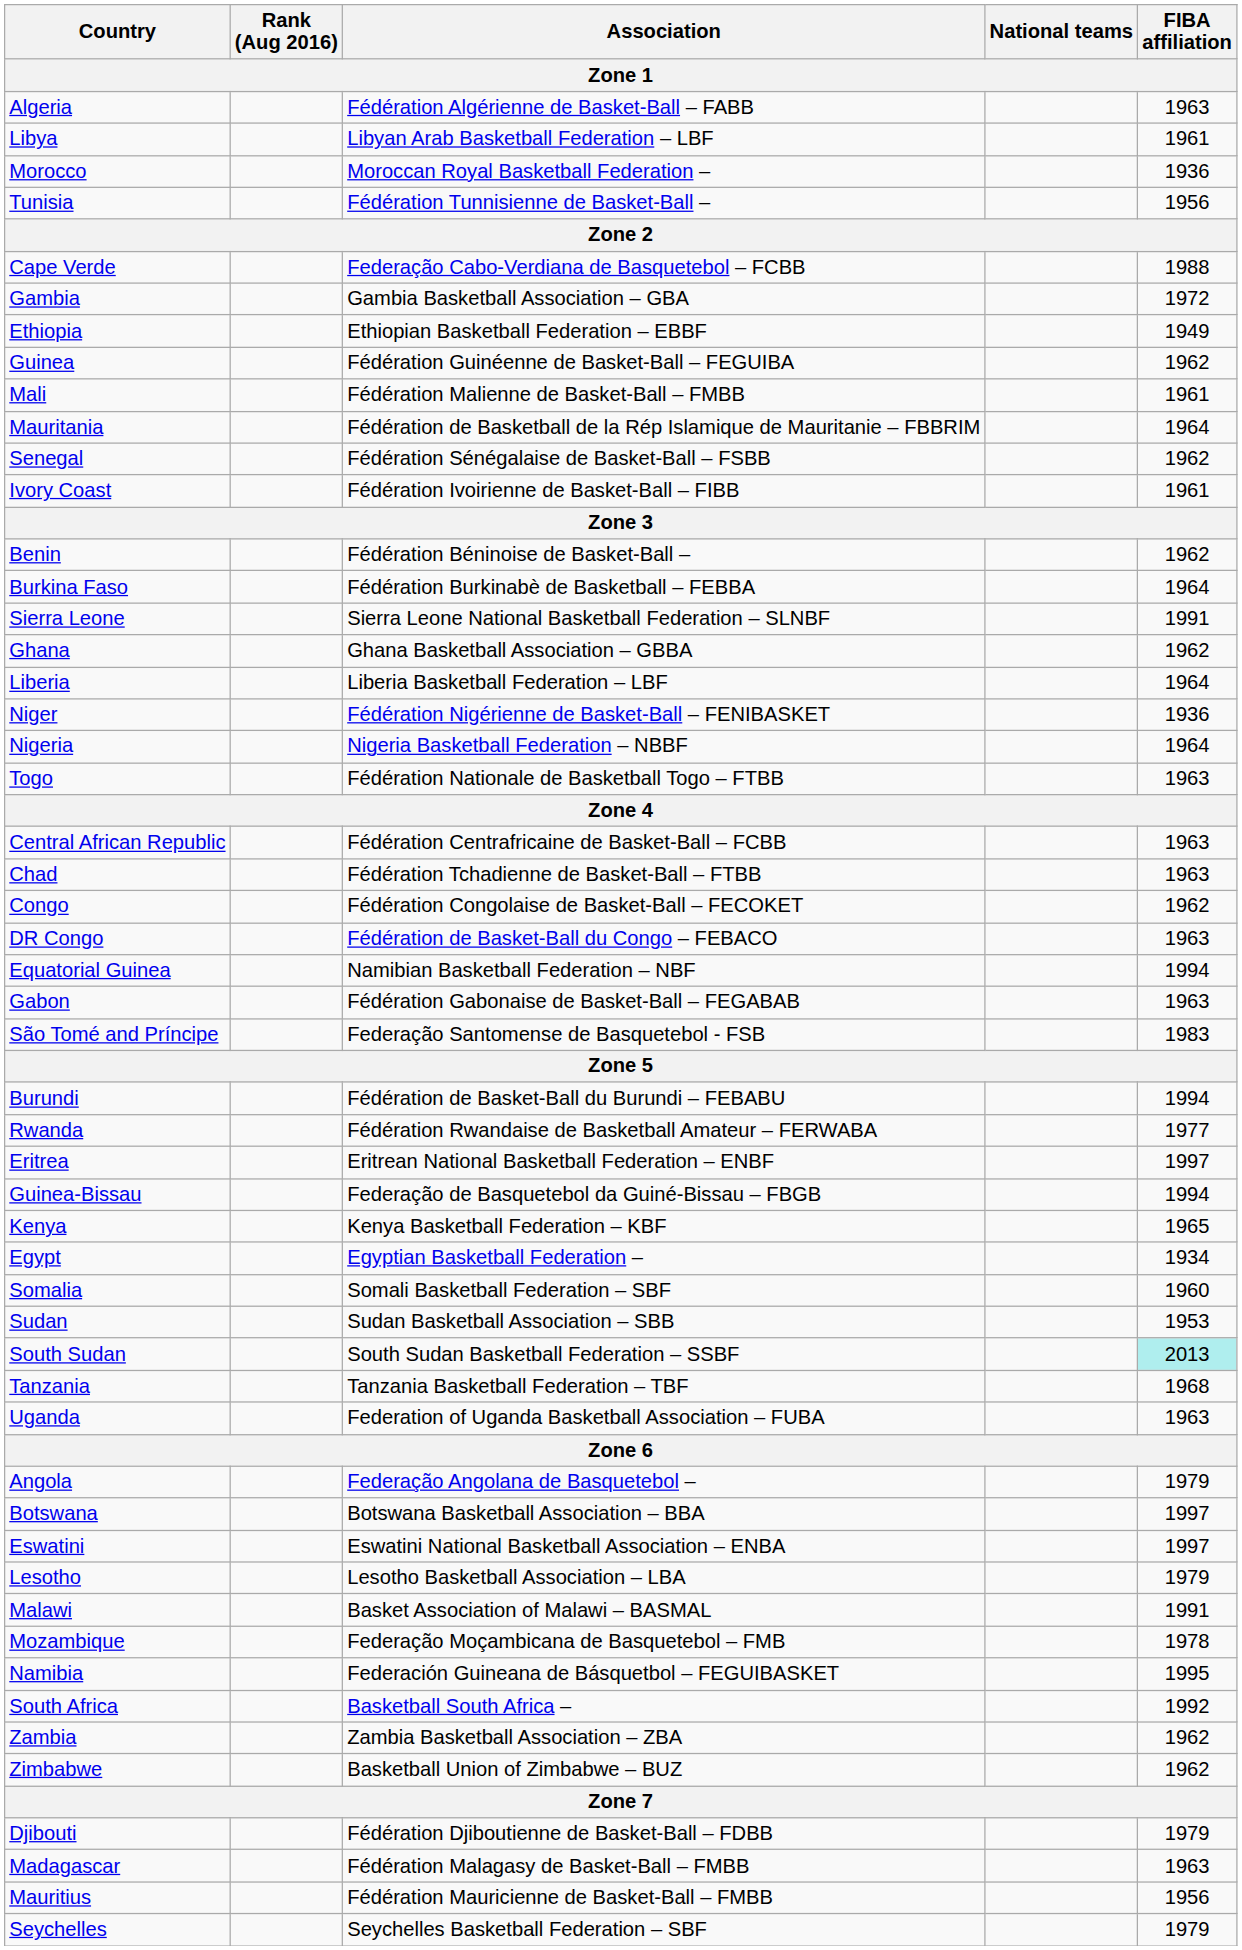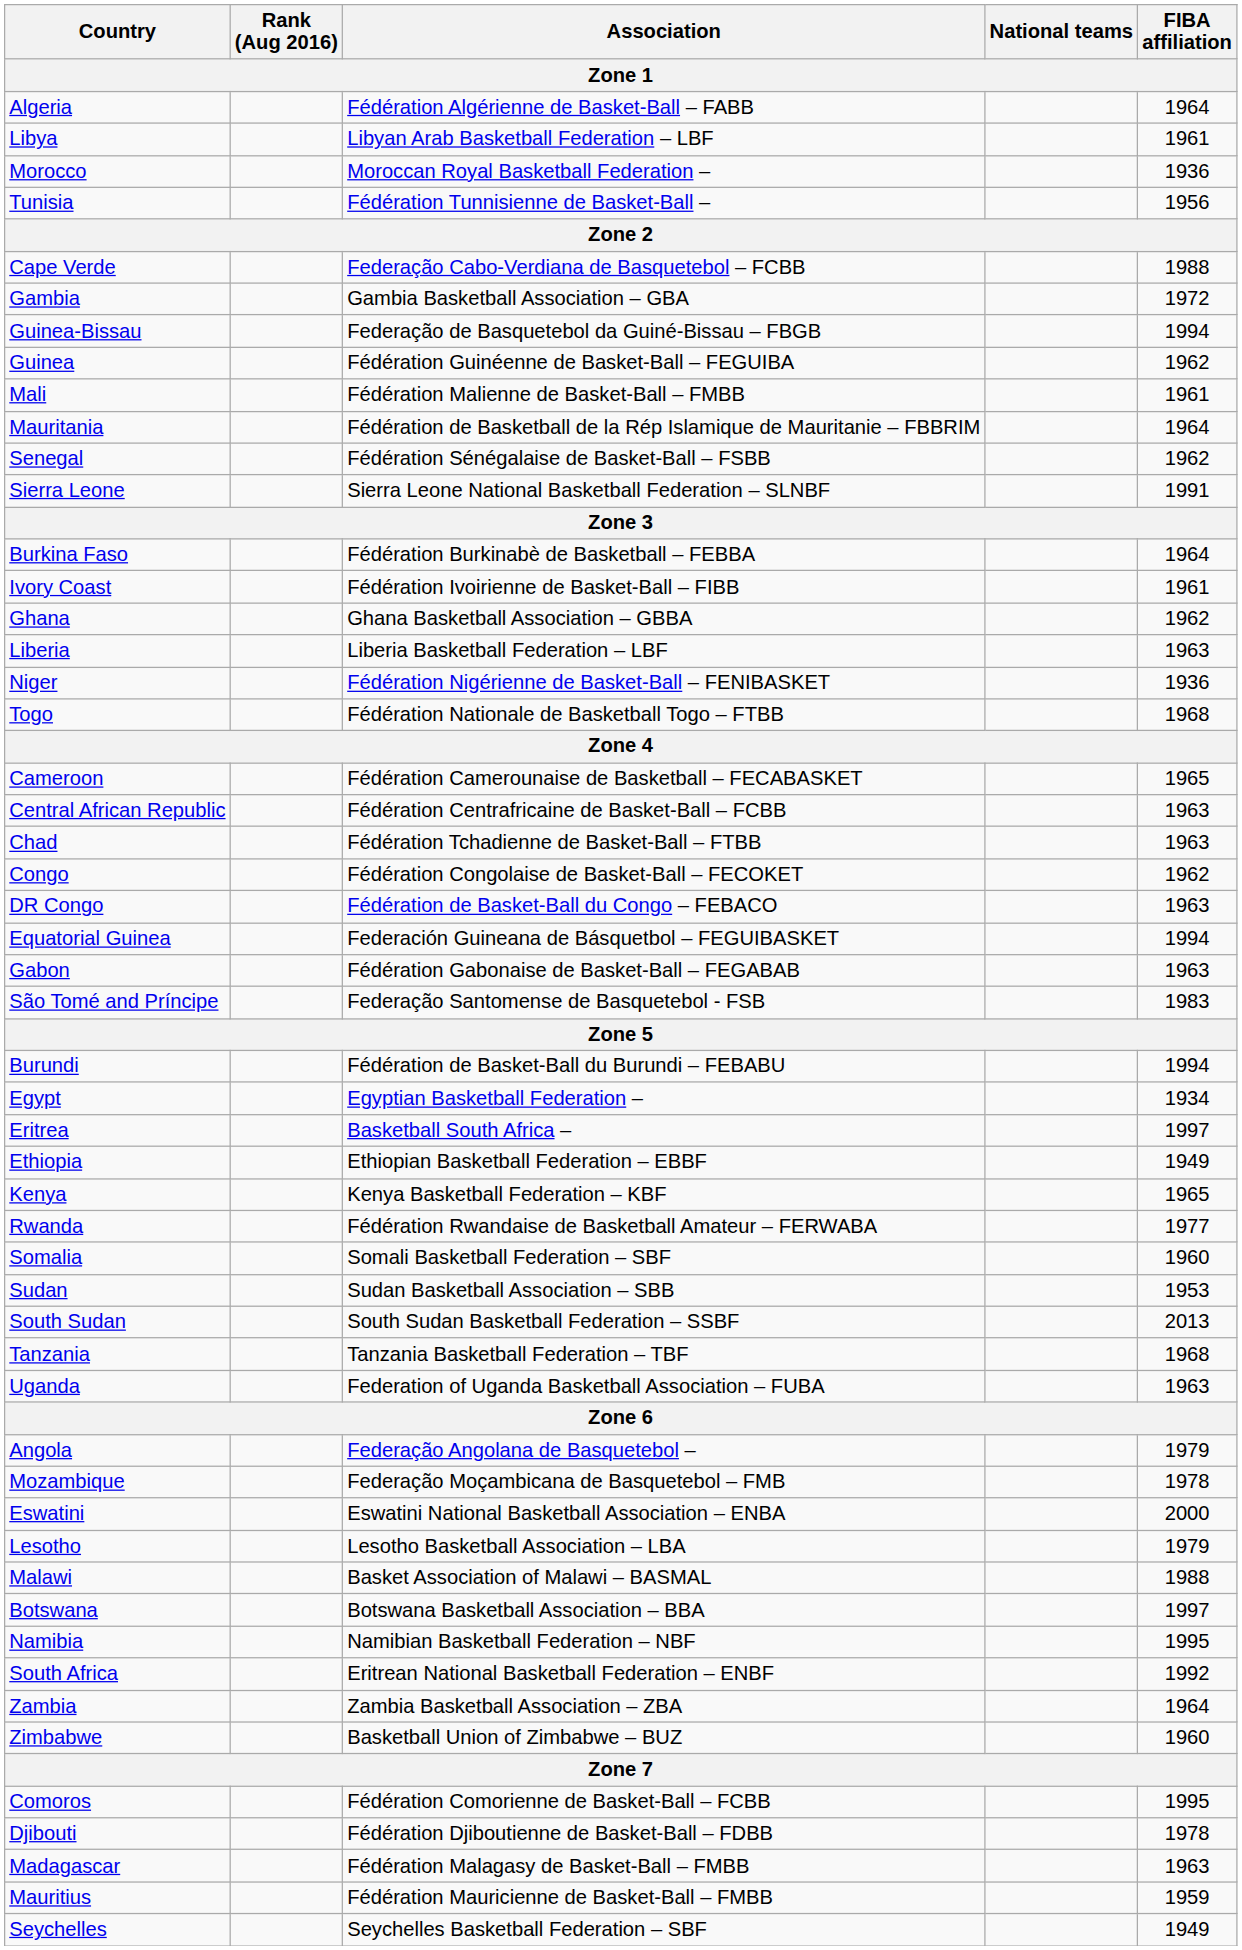(1187, 107) 1963 -> (1187, 107) 1964
rows swapped: (75, 1194) <-> (46, 330)
rows swapped: (67, 618) <-> (60, 490)
- row: (35, 554)
(1187, 682) 1964 -> (1187, 650) 1963
- row: (41, 746)
(1187, 778) 1963 -> (1187, 714) 1968
+ row: (56, 778)
(521, 970) Namibian Basketball Federation – NBF -> (593, 938) Federación Guineana de Básquetbol – FEGUIBASKET
rows swapped: (35, 1258) <-> (46, 1130)
(561, 1162) Eritrean National Basketball Federation – ENBF -> (459, 1130) Basketball South Africa –
(1187, 1354) paleturquoise background -> (1187, 1322) no background
rows swapped: (54, 1513) <-> (67, 1641)
(1187, 1545) 1997 -> (1187, 1513) 2000
(1187, 1609) 1991 -> (1187, 1577) 1988
(593, 1673) Federación Guineana de Básquetbol – FEGUIBASKET -> (521, 1641) Namibian Basketball Federation – NBF
(459, 1705) Basketball South Africa – -> (561, 1673) Eritrean National Basketball Federation – ENBF
(1187, 1737) 1962 -> (1187, 1705) 1964
(1187, 1769) 1962 -> (1187, 1737) 1960
+ row: (50, 1801)
(1187, 1833) 1979 -> (1187, 1833) 1978
(1187, 1897) 1956 -> (1187, 1897) 1959
(1187, 1929) 1979 -> (1187, 1929) 1949
